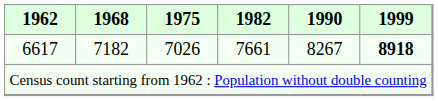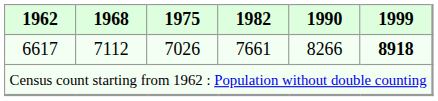(111, 49) 7182 -> (111, 49) 7112
(325, 49) 8267 -> (325, 49) 8266
